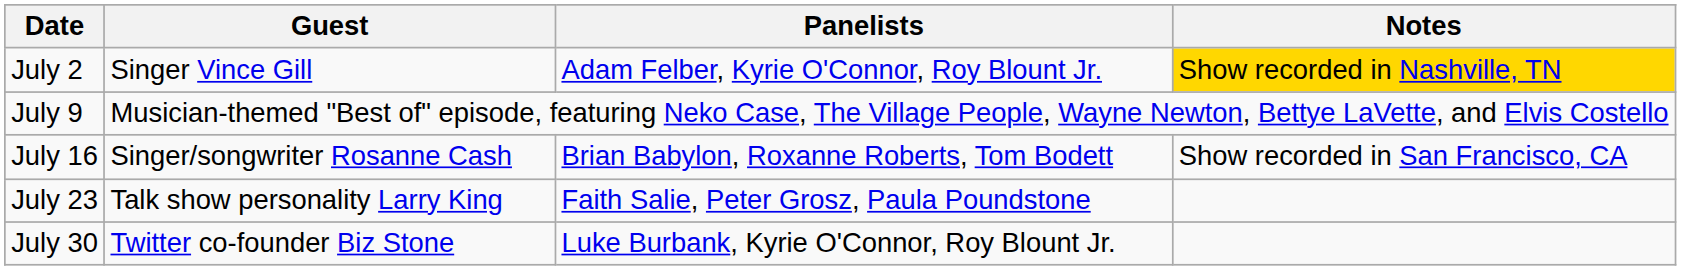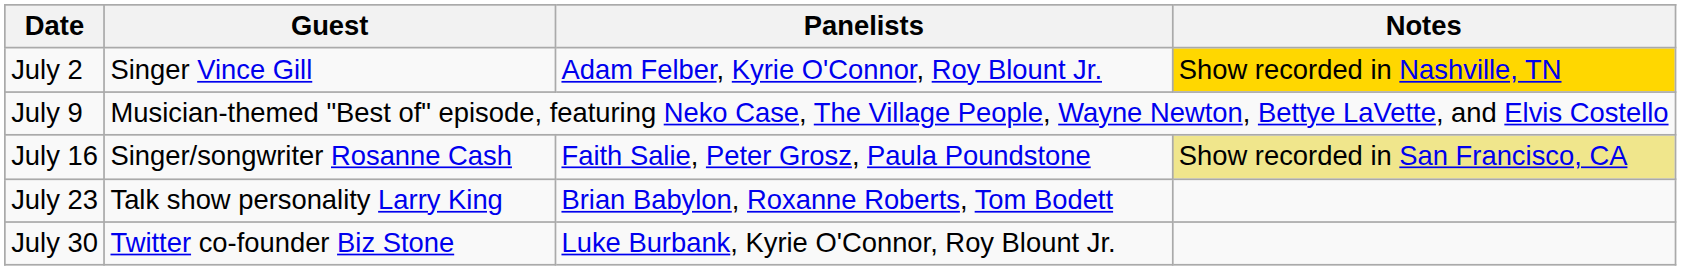(837, 156) Brian Babylon, Roxanne Roberts, Tom Bodett -> (826, 156) Faith Salie, Peter Grosz, Paula Poundstone
(1403, 156) no background -> (1403, 156) khaki background
(826, 199) Faith Salie, Peter Grosz, Paula Poundstone -> (837, 199) Brian Babylon, Roxanne Roberts, Tom Bodett
